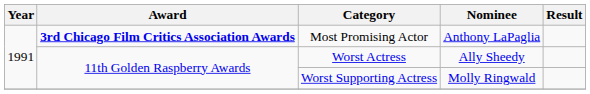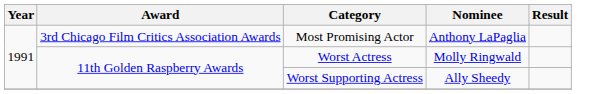(167, 36) bold -> (160, 36) normal
(492, 57) Ally Sheedy -> (477, 57) Molly Ringwald
(492, 78) Molly Ringwald -> (477, 78) Ally Sheedy
